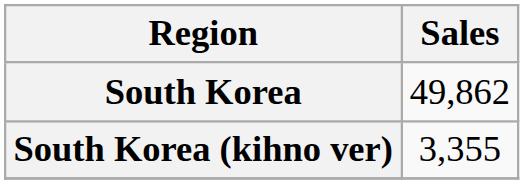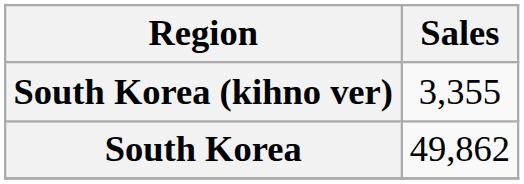rows swapped: (203, 91) <-> (203, 149)
